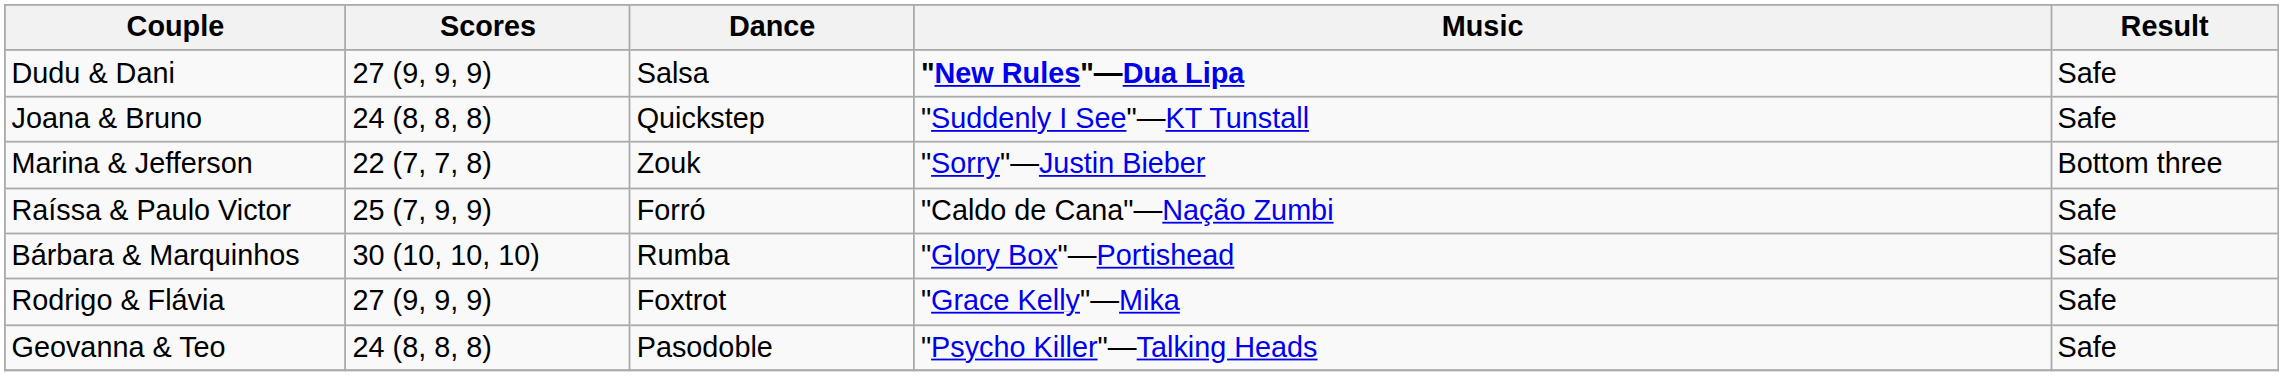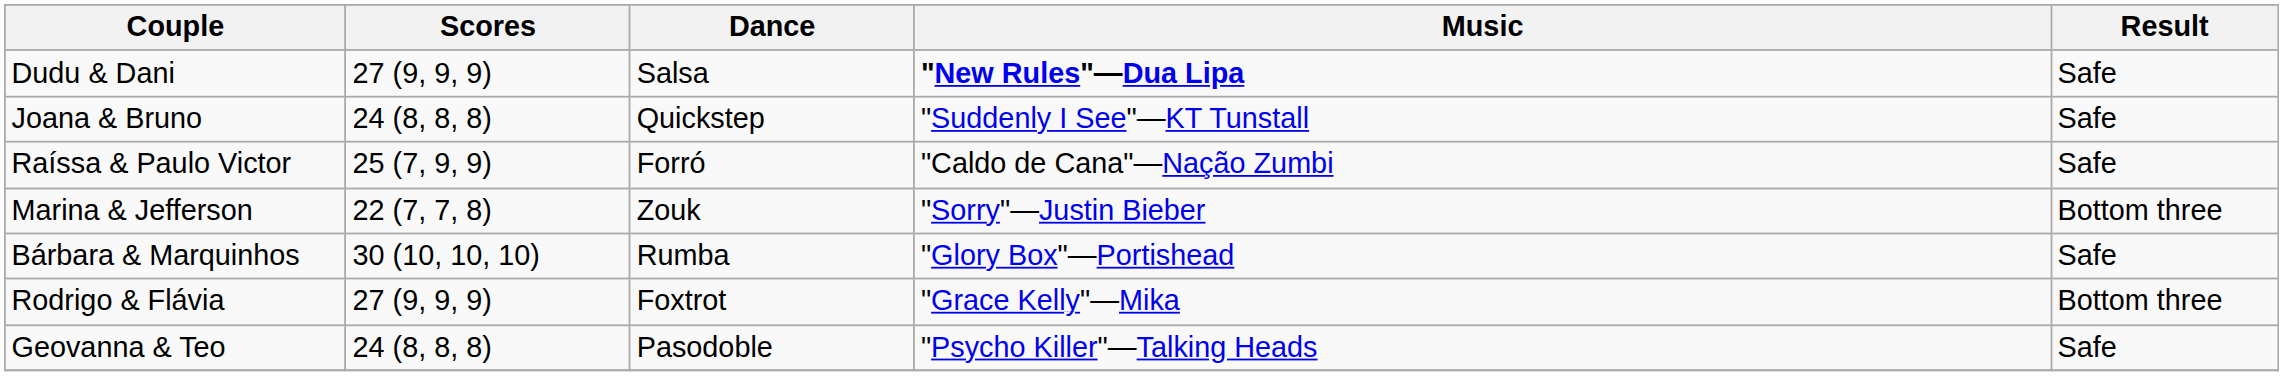rows swapped: (132, 164) <-> (151, 210)
(2087, 301) Safe -> (2140, 301) Bottom three
